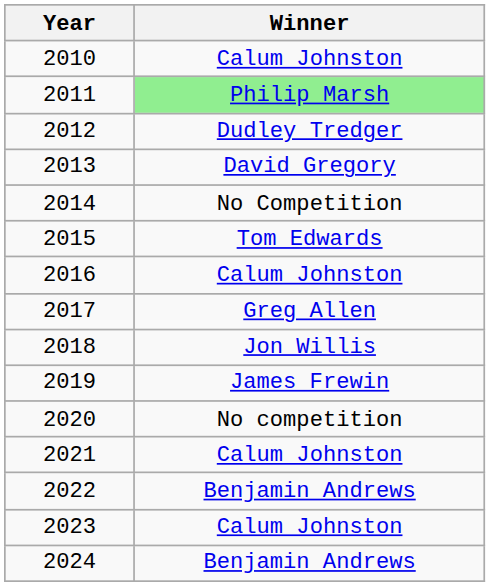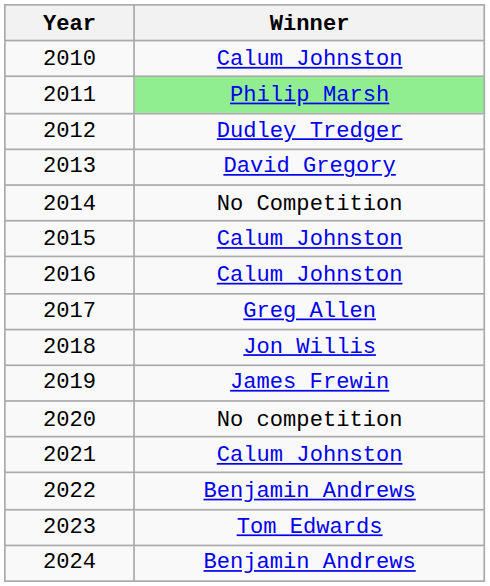(310, 239) Tom Edwards -> (310, 239) Calum Johnston
(310, 527) Calum Johnston -> (310, 527) Tom Edwards
